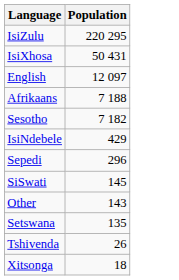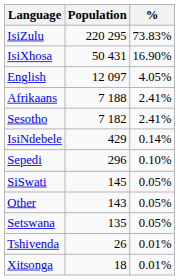+ column: (152, 15)
